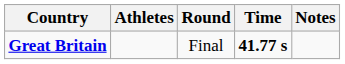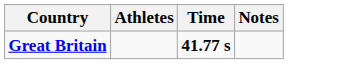- column: (206, 17)
